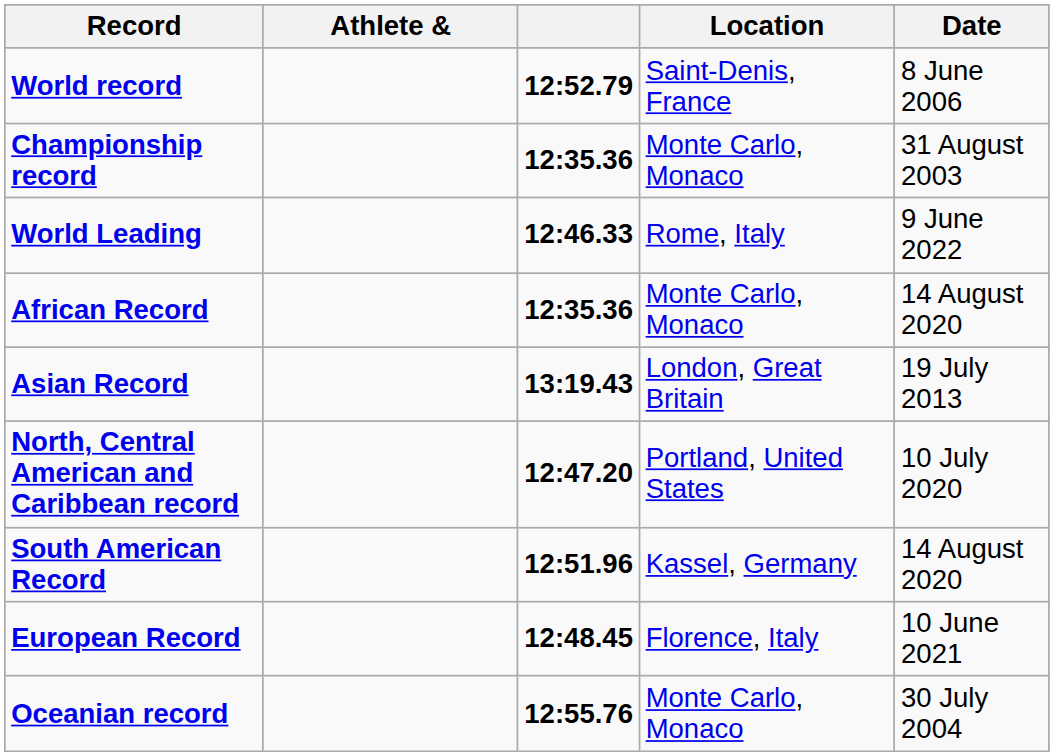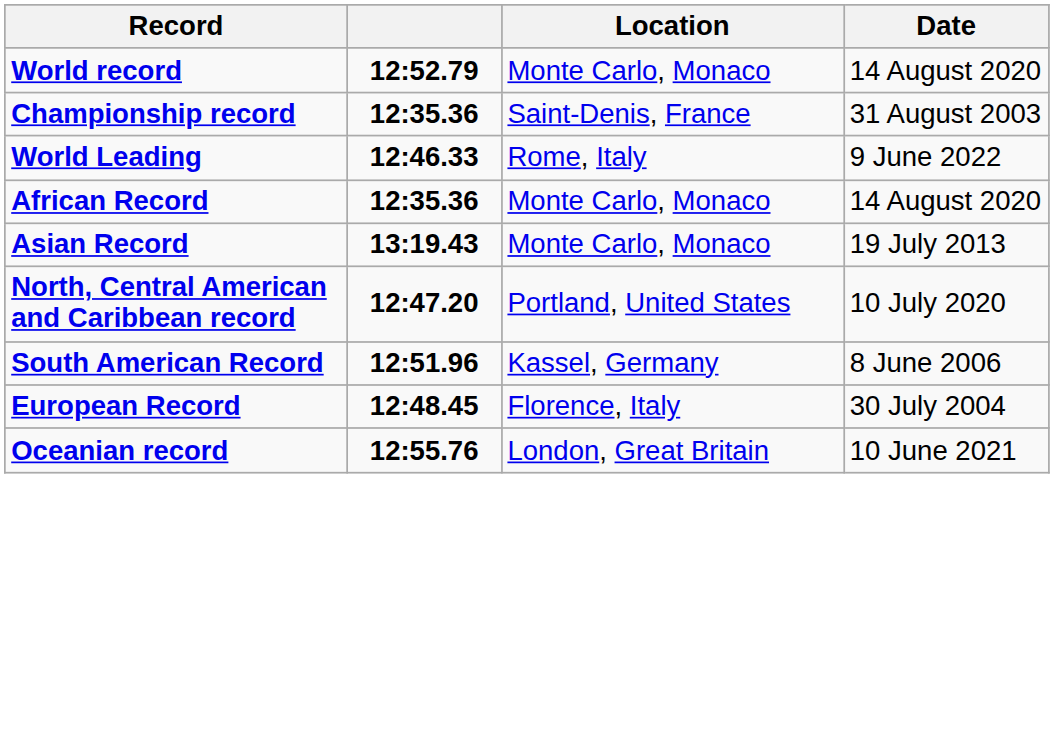- column: (391, 26)
(721, 85) Saint-Denis, France -> (639, 69) Monte Carlo, Monaco
(942, 85) 8 June 2006 -> (945, 69) 14 August 2020
(724, 160) Monte Carlo, Monaco -> (629, 113) Saint-Denis, France
(734, 383) London, Great Britain -> (639, 244) Monte Carlo, Monaco
(962, 564) 14 August 2020 -> (926, 362) 8 June 2006
(950, 638) 10 June 2021 -> (928, 406) 30 July 2004
(724, 713) Monte Carlo, Monaco -> (638, 450) London, Great Britain
(945, 713) 30 July 2004 -> (933, 450) 10 June 2021
